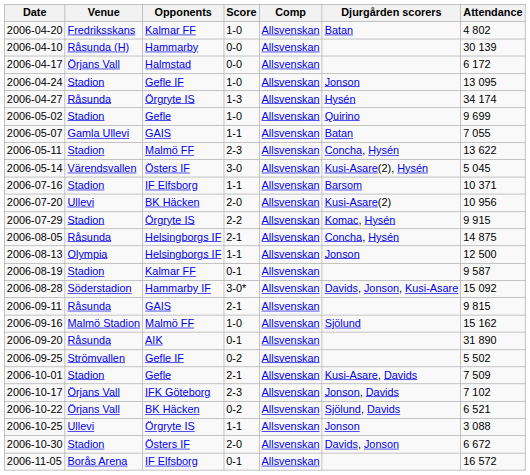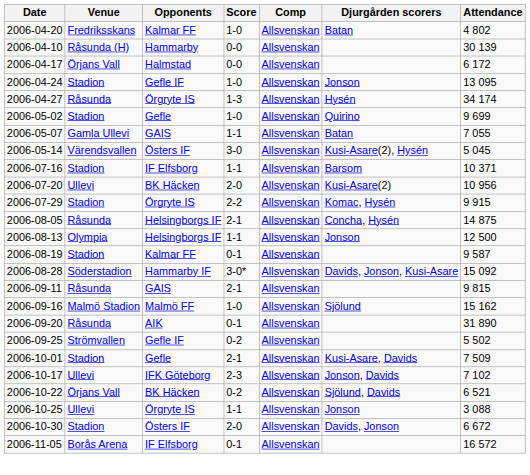- row: (34, 151)
(94, 392) Örjans Vall -> (81, 375) Ullevi
